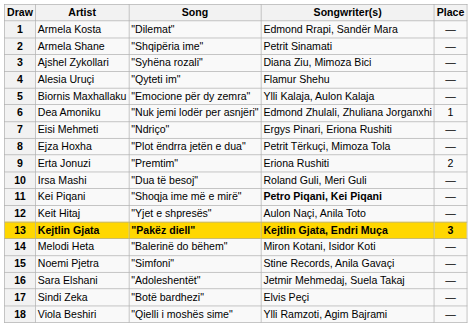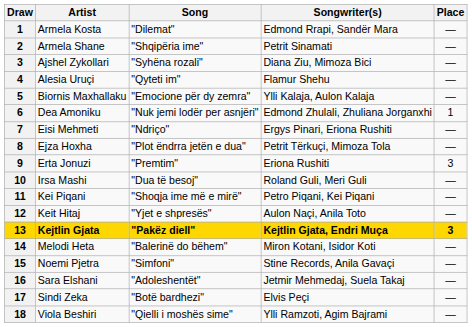(451, 163) 2 -> (451, 163) 3
(323, 197) bold -> (319, 197) normal
